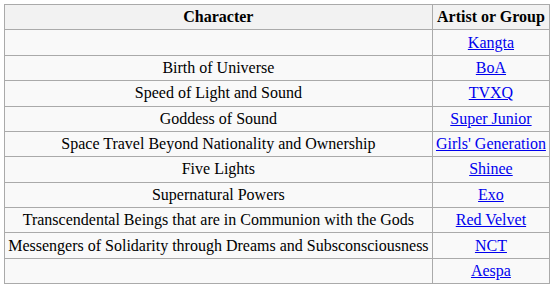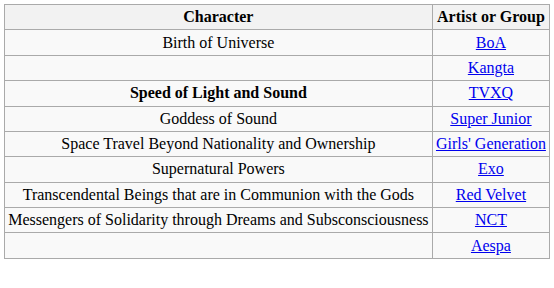rows swapped: (491, 42) <-> (491, 67)
(218, 93) normal -> (218, 93) bold
- row: (491, 169)
